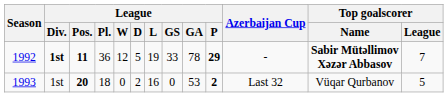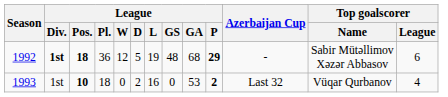(82, 57) 11 -> (82, 57) 18
(172, 57) 33 -> (172, 57) 48
(194, 57) 78 -> (194, 57) 68
(355, 57) bold -> (352, 57) normal
(422, 57) 7 -> (417, 57) 6
(82, 82) 20 -> (82, 82) 10
(422, 82) 5 -> (417, 82) 4
